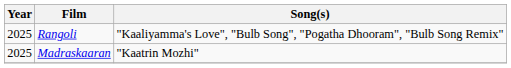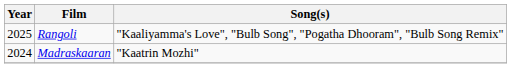(20, 53) 2025 -> (20, 53) 2024
